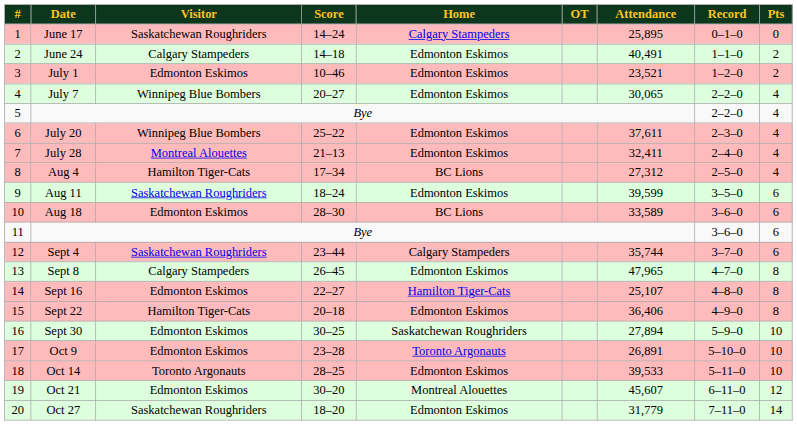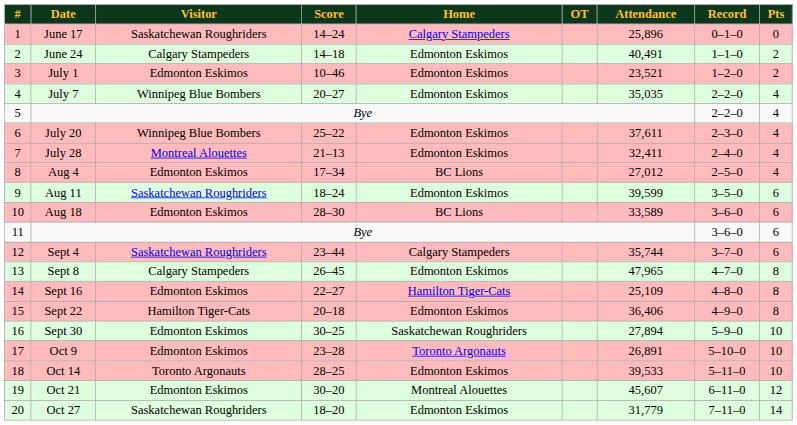(646, 34) 25,895 -> (646, 34) 25,896
(646, 93) 30,065 -> (646, 93) 35,035
(199, 172) Hamilton Tiger-Cats -> (199, 172) Edmonton Eskimos
(646, 172) 27,312 -> (646, 172) 27,012
(646, 291) 25,107 -> (646, 291) 25,109
